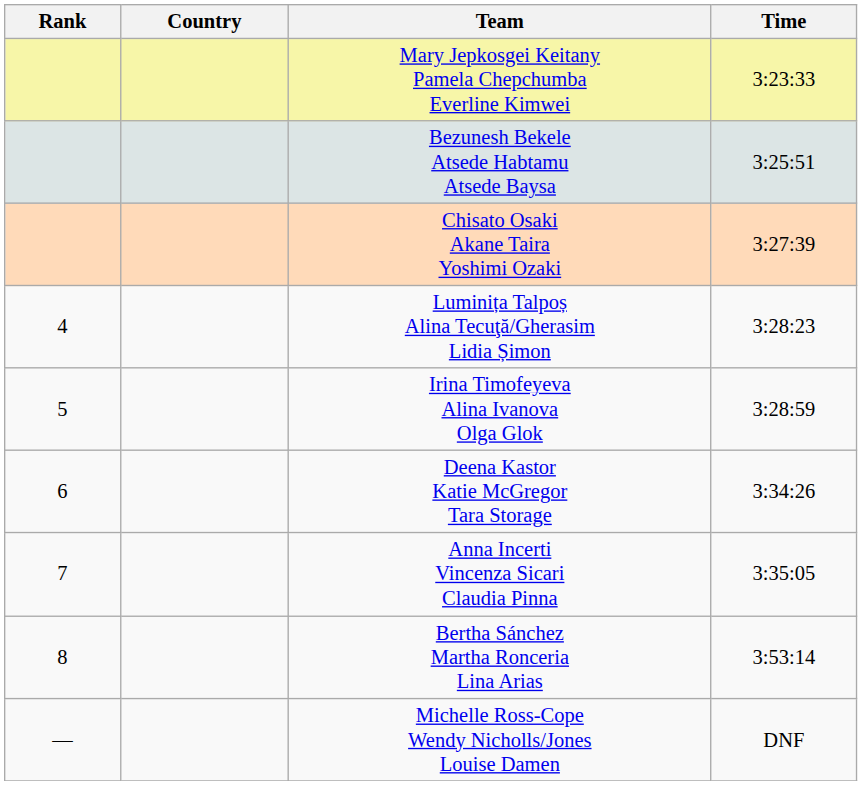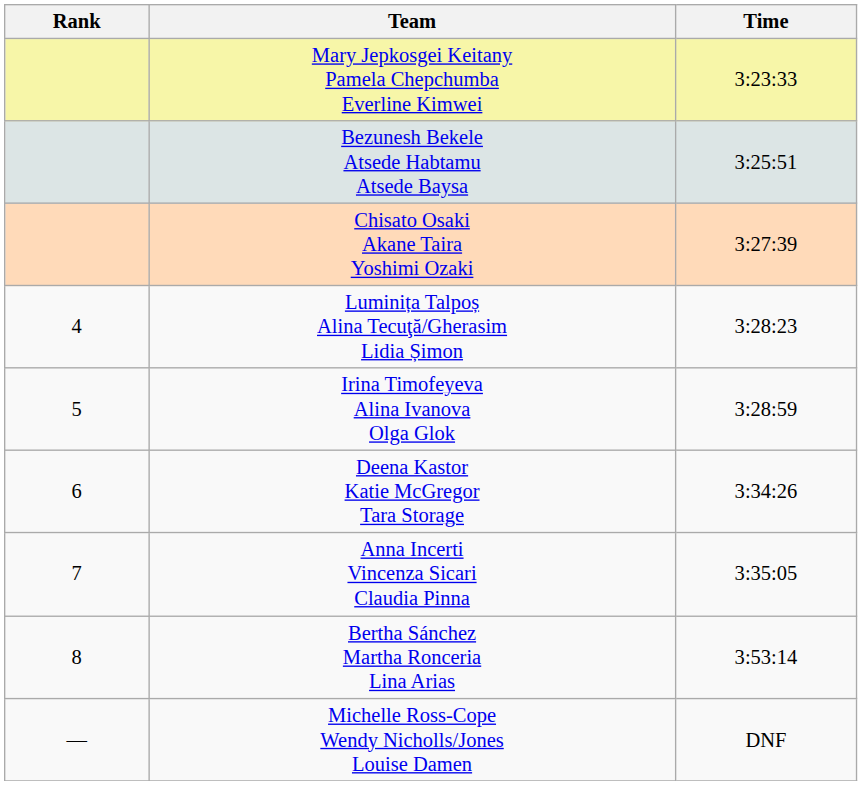- column: (204, 21)
